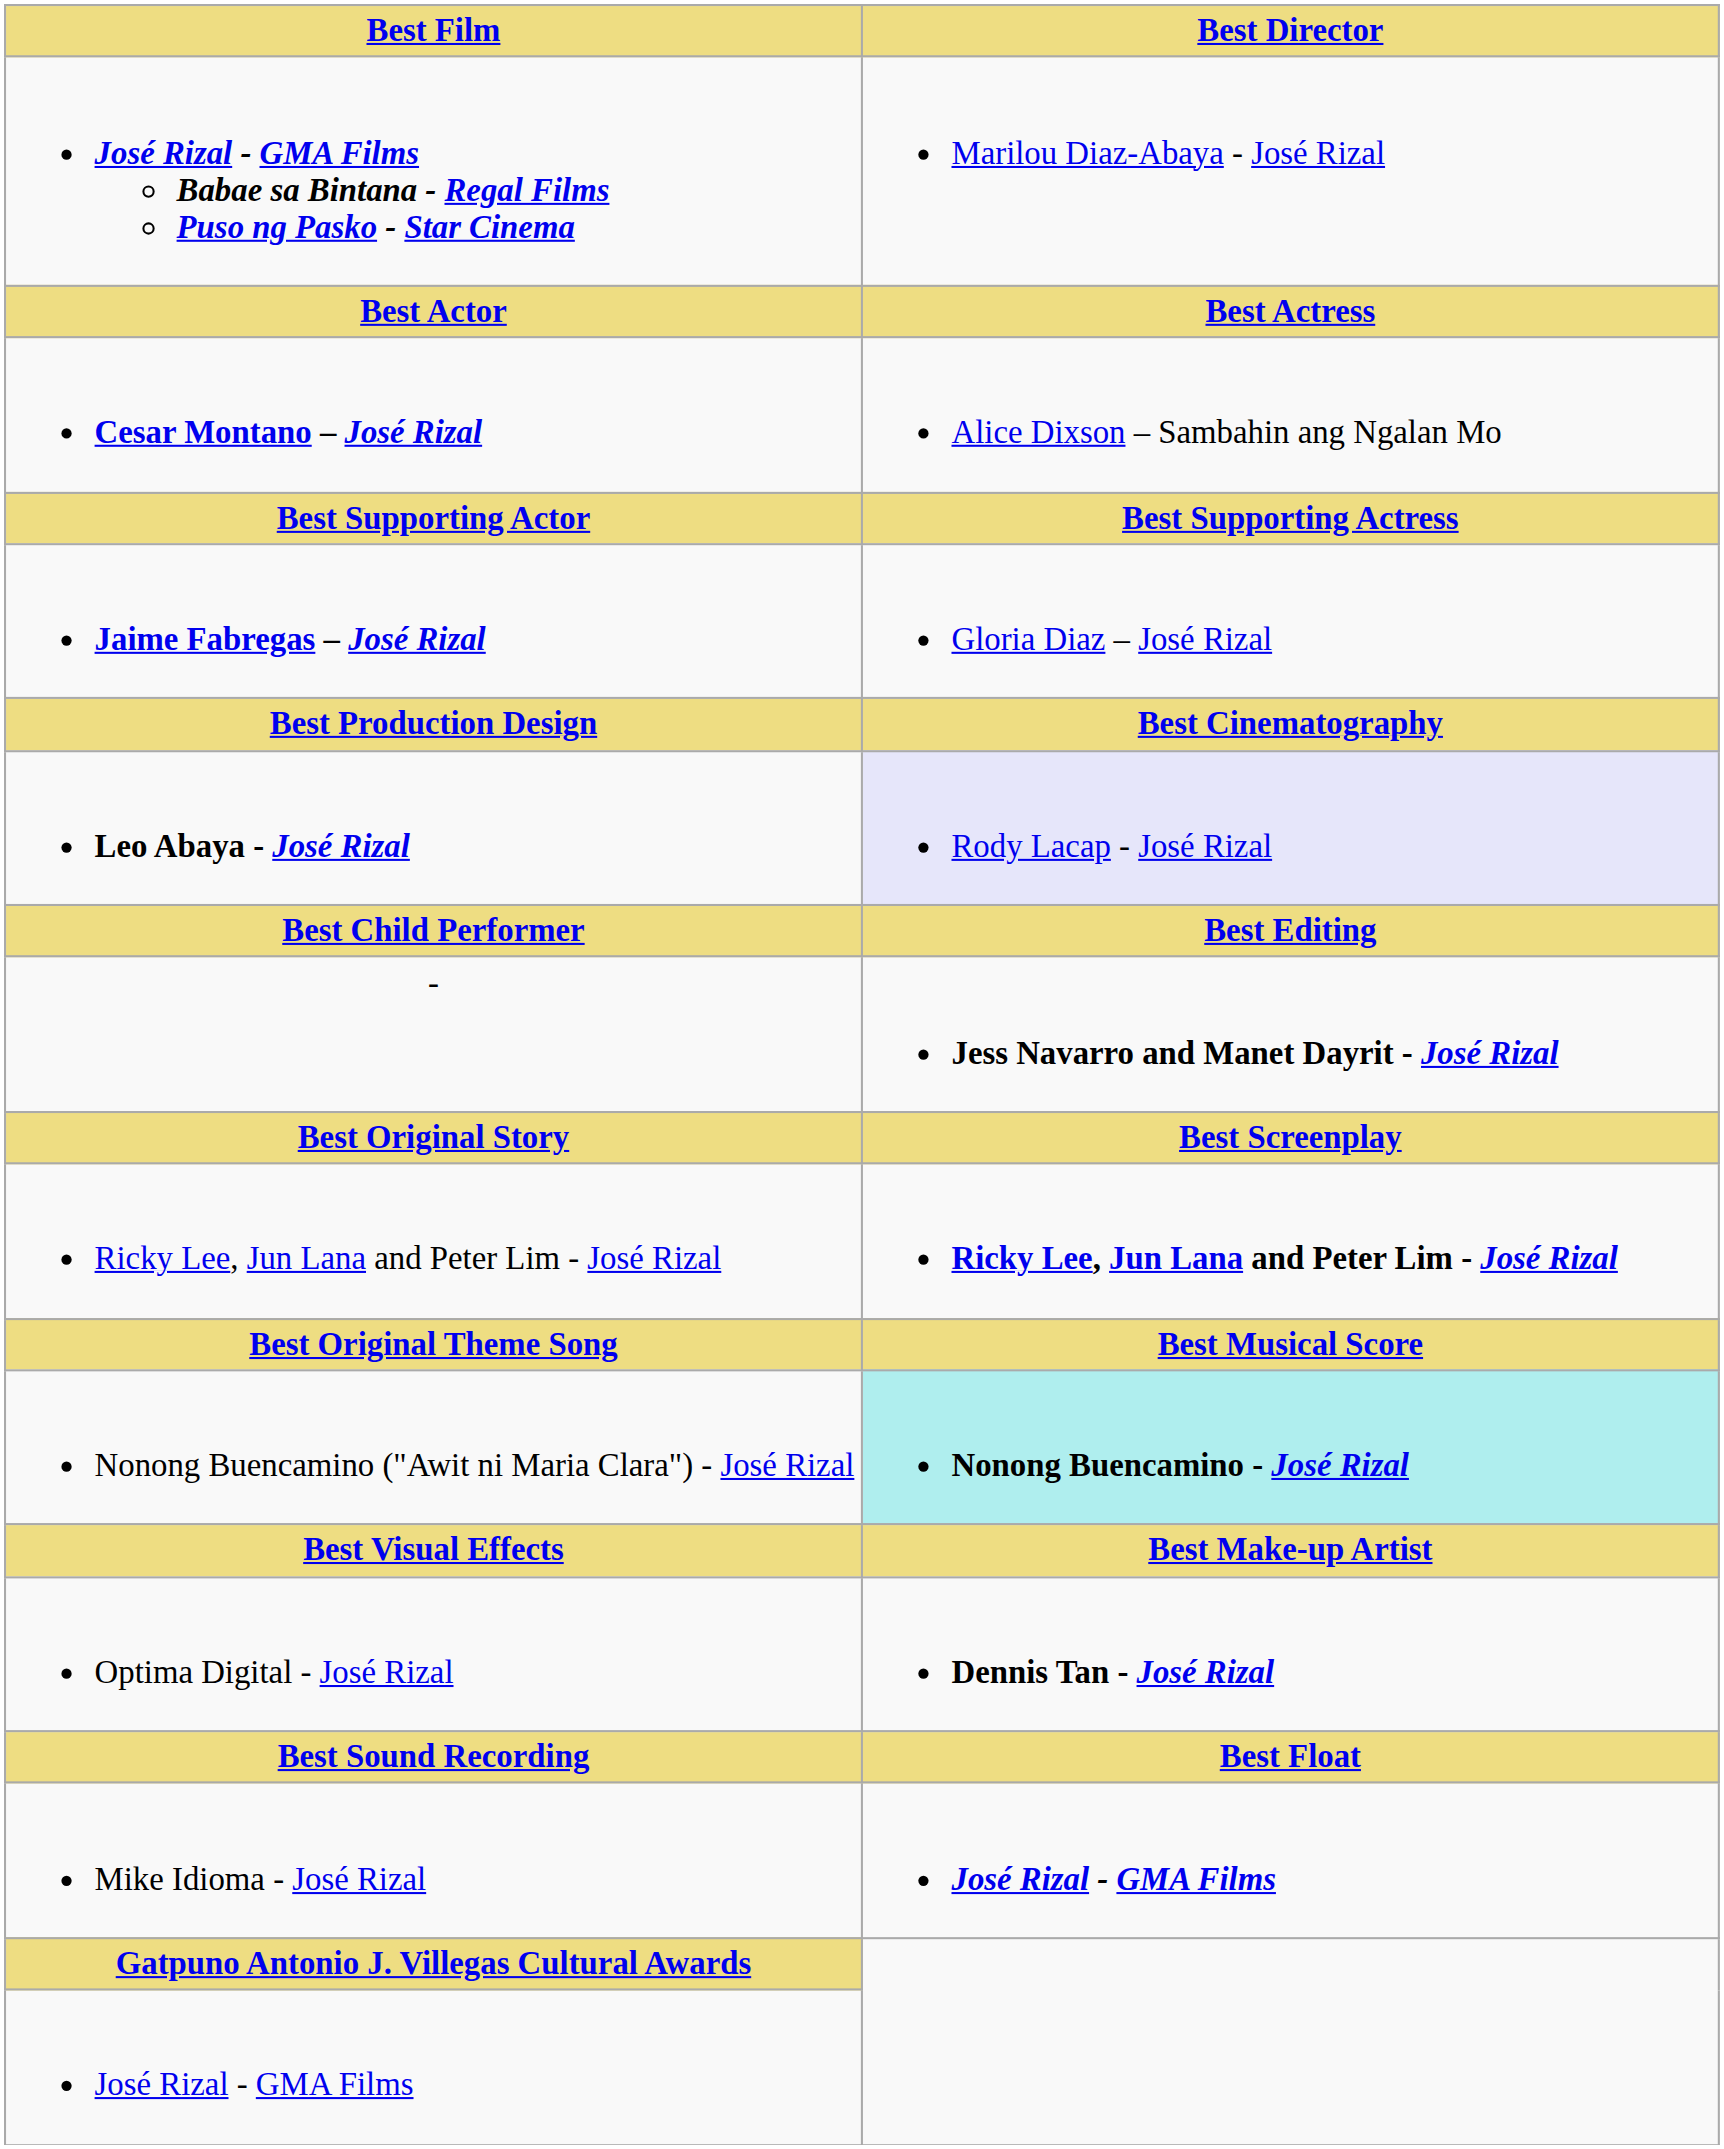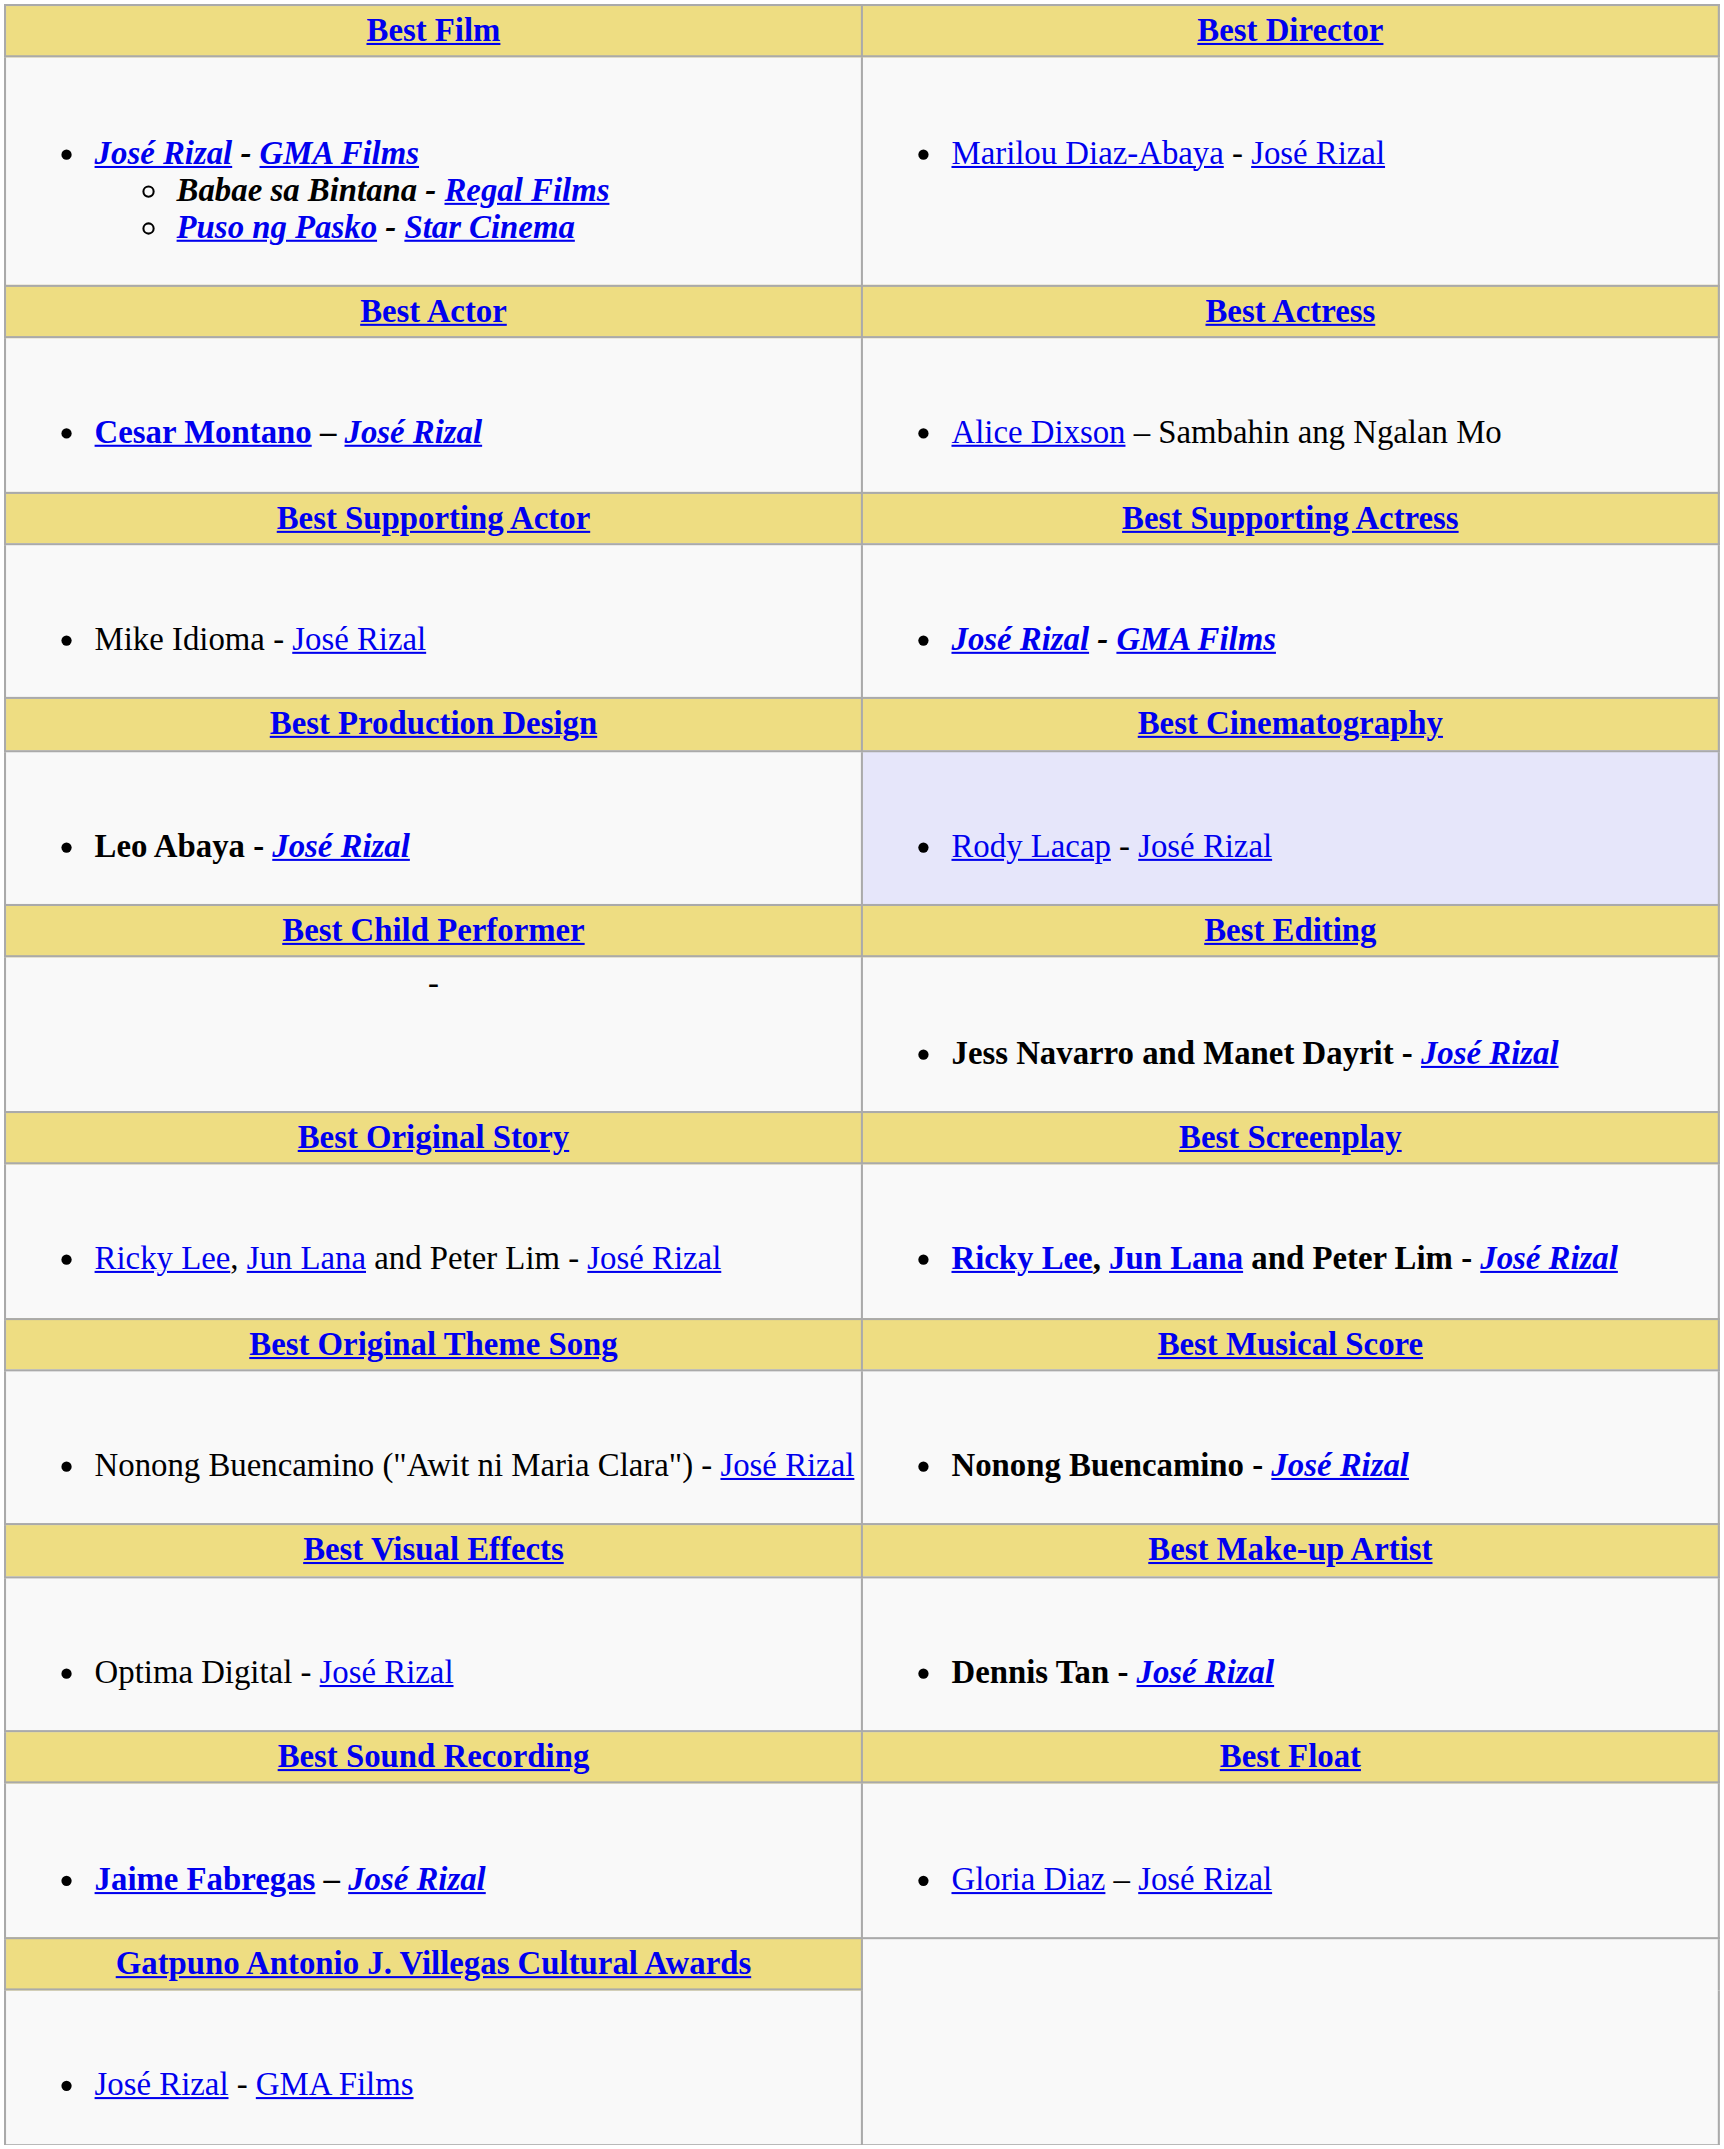rows swapped: (433, 640) <-> (433, 1879)
(1290, 1466) paleturquoise background -> (1290, 1466) no background
